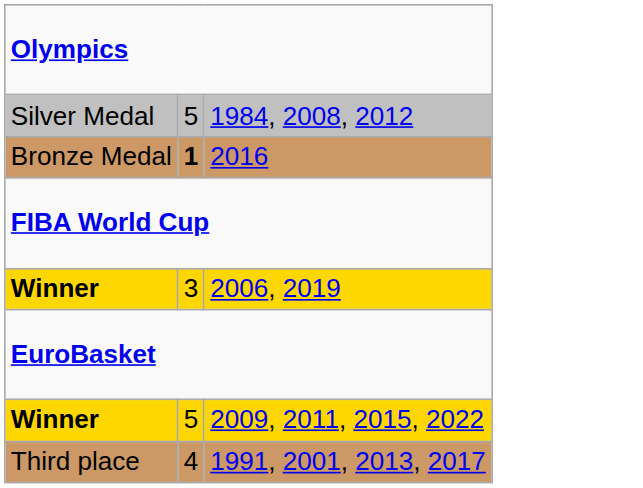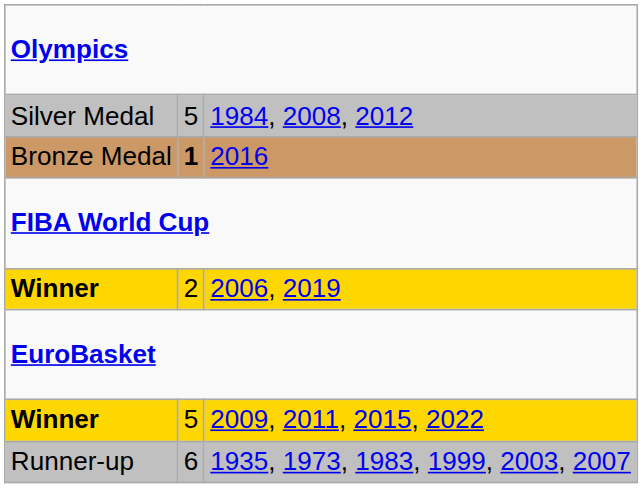(191, 288) 3 -> (191, 288) 2
+ row: (421, 461)
- row: (348, 461)
